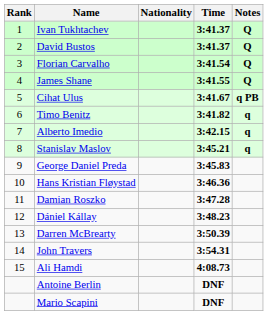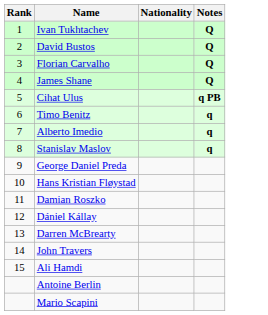- column: (213, 13)
